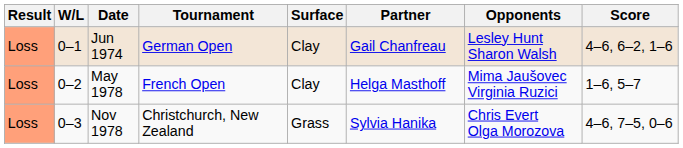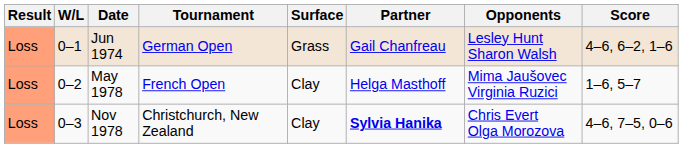(305, 46) Clay -> (310, 46) Grass
(310, 123) Grass -> (305, 123) Clay
(393, 123) normal -> (396, 123) bold
